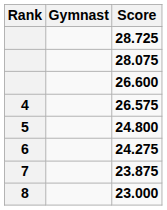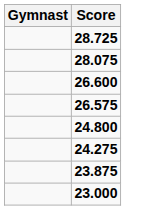- column: (25, 15)
